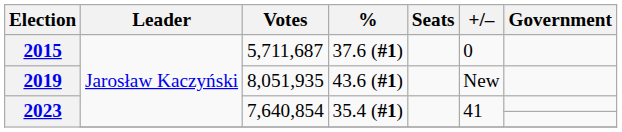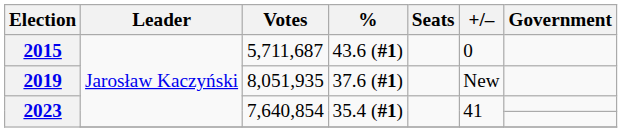(368, 50) 37.6 (#1) -> (368, 50) 43.6 (#1)
(368, 80) 43.6 (#1) -> (368, 80) 37.6 (#1)
